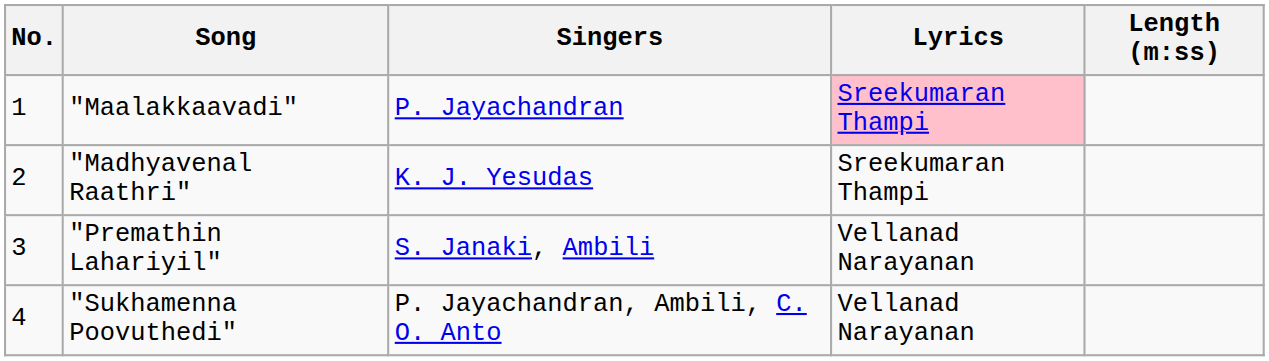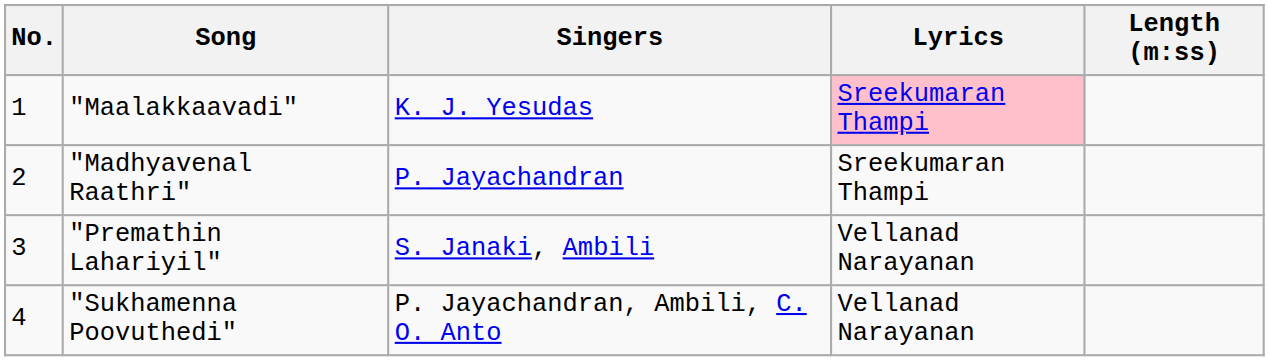(509, 110) P. Jayachandran -> (494, 110) K. J. Yesudas
(494, 180) K. J. Yesudas -> (509, 180) P. Jayachandran
